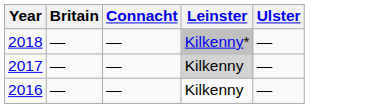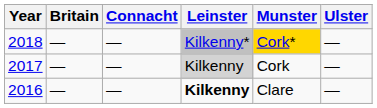+ column: (287, 16)
(214, 90) normal -> (217, 90) bold
